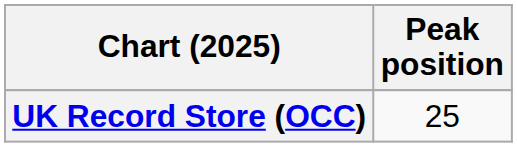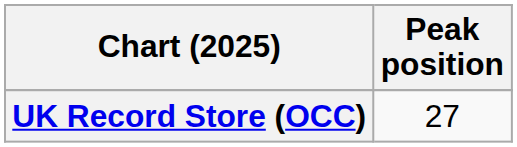(442, 115) 25 -> (442, 115) 27
